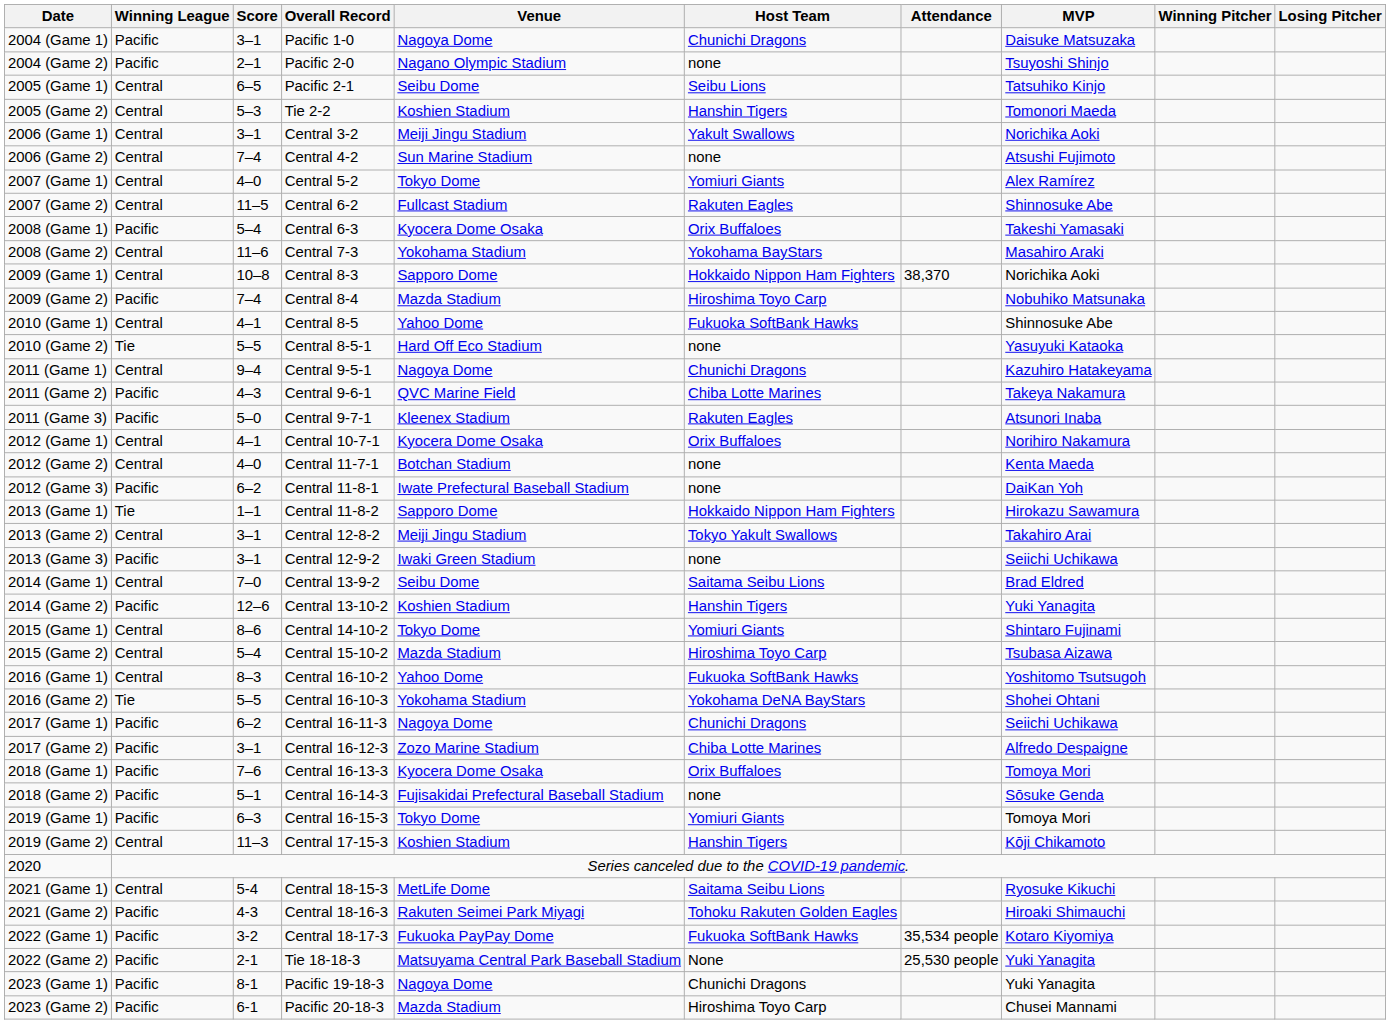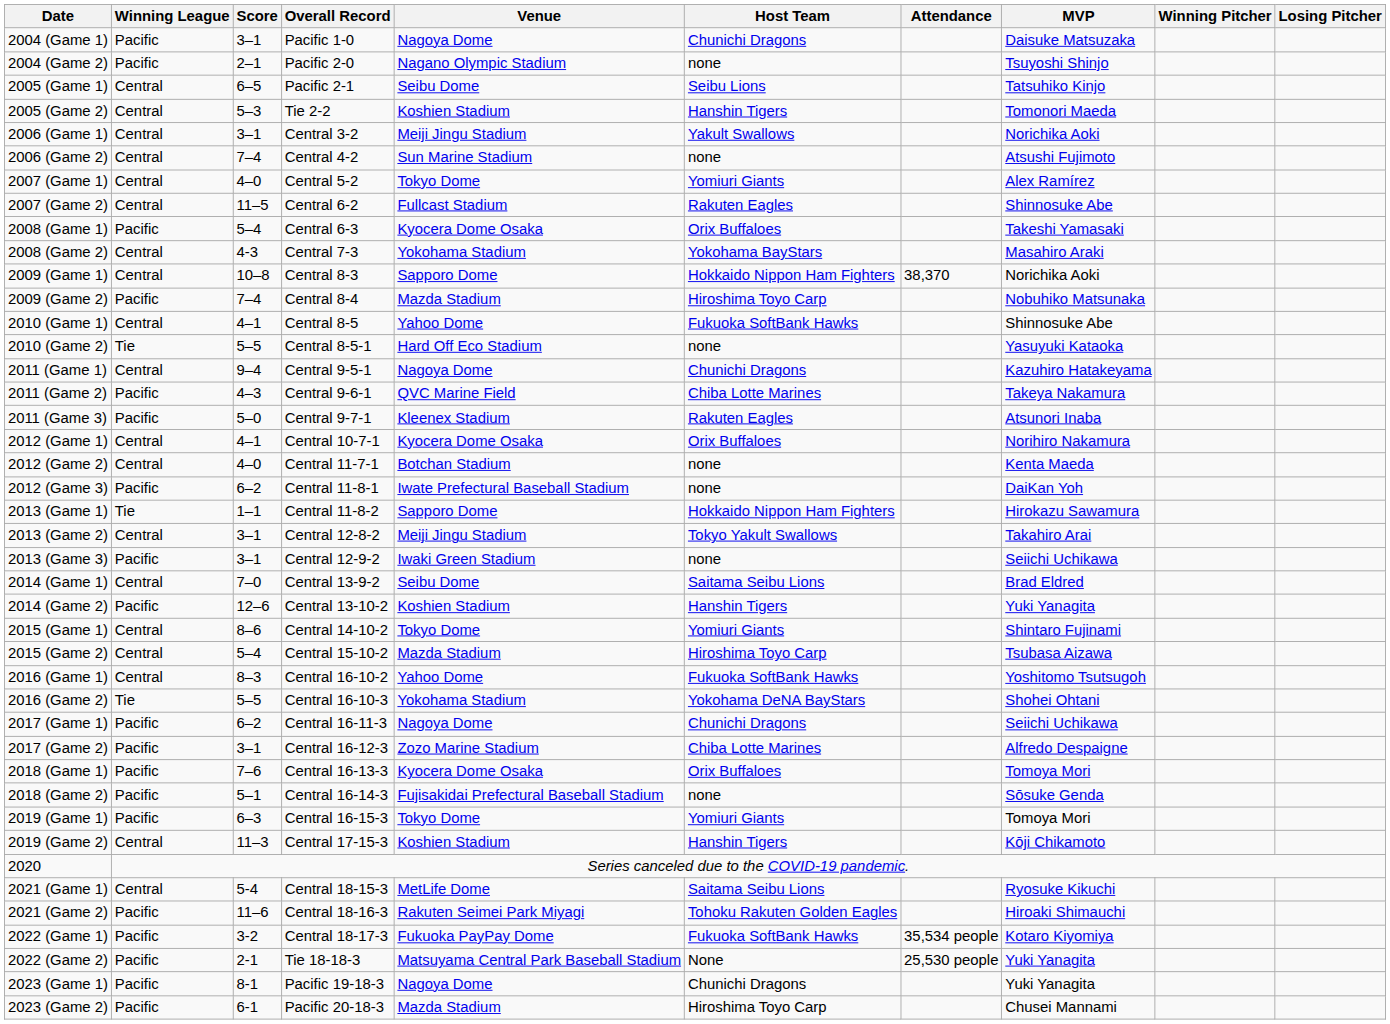(252, 252) 11–6 -> (247, 252) 4-3
(247, 913) 4-3 -> (252, 913) 11–6
